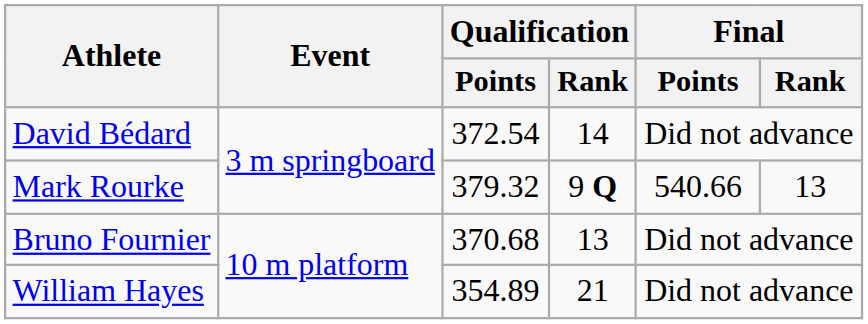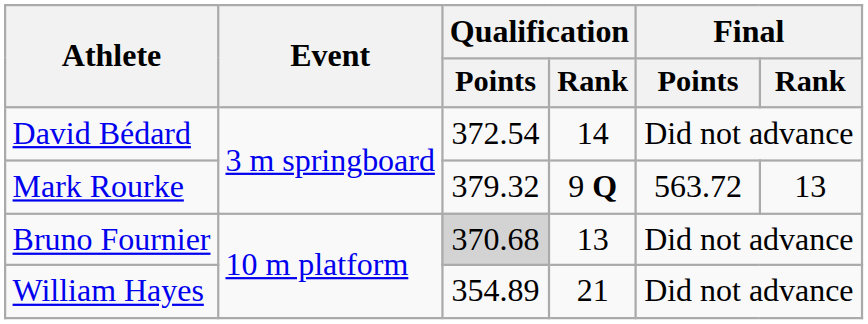(698, 186) 540.66 -> (698, 186) 563.72
(496, 239) no background -> (496, 239) lightgrey background
